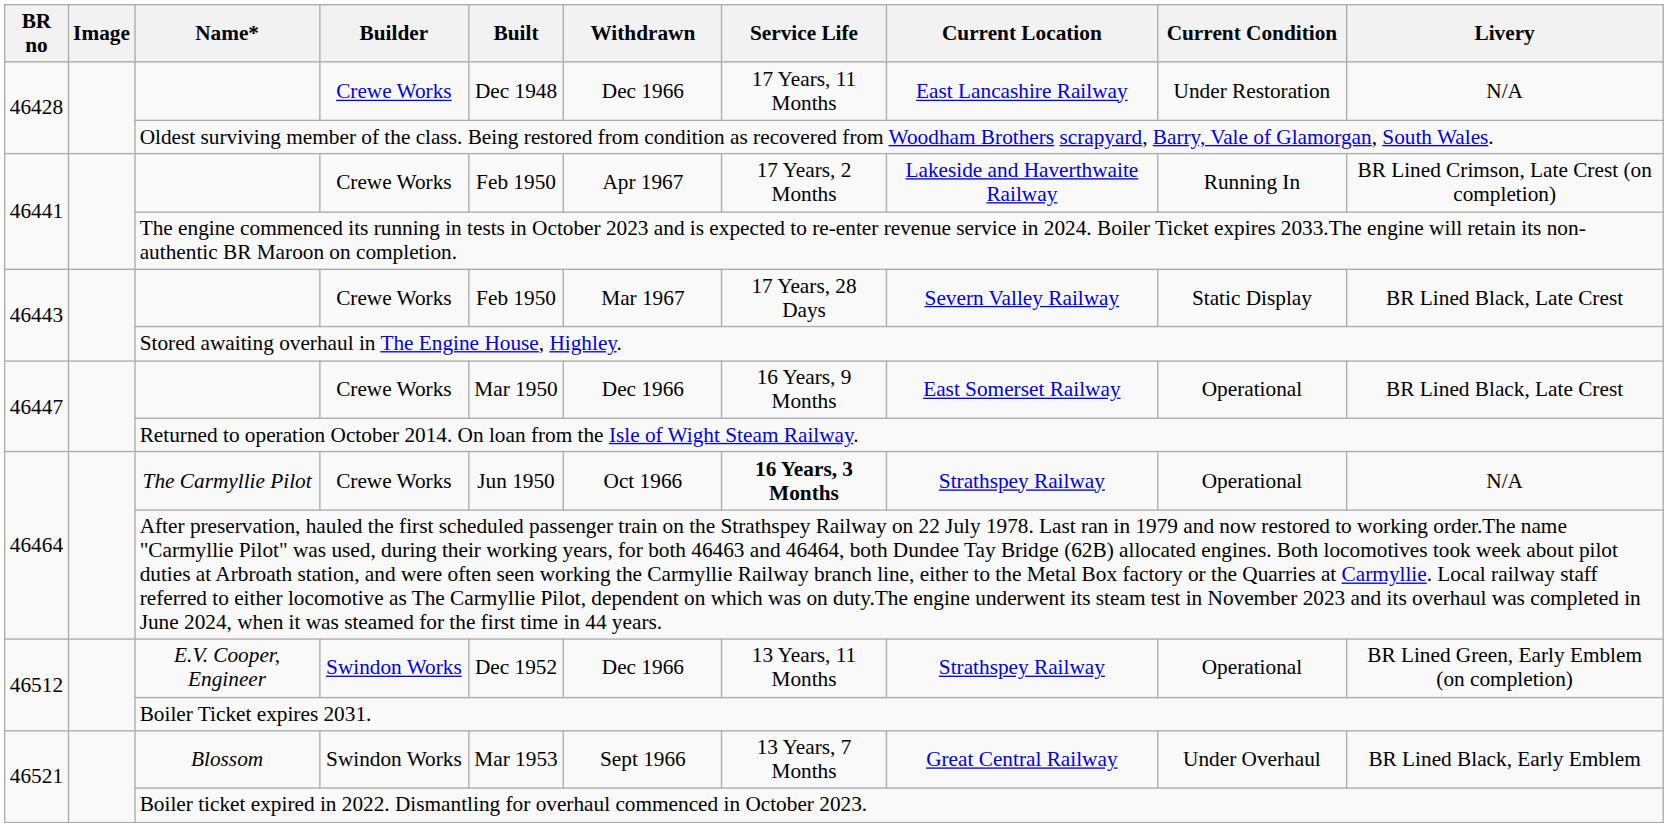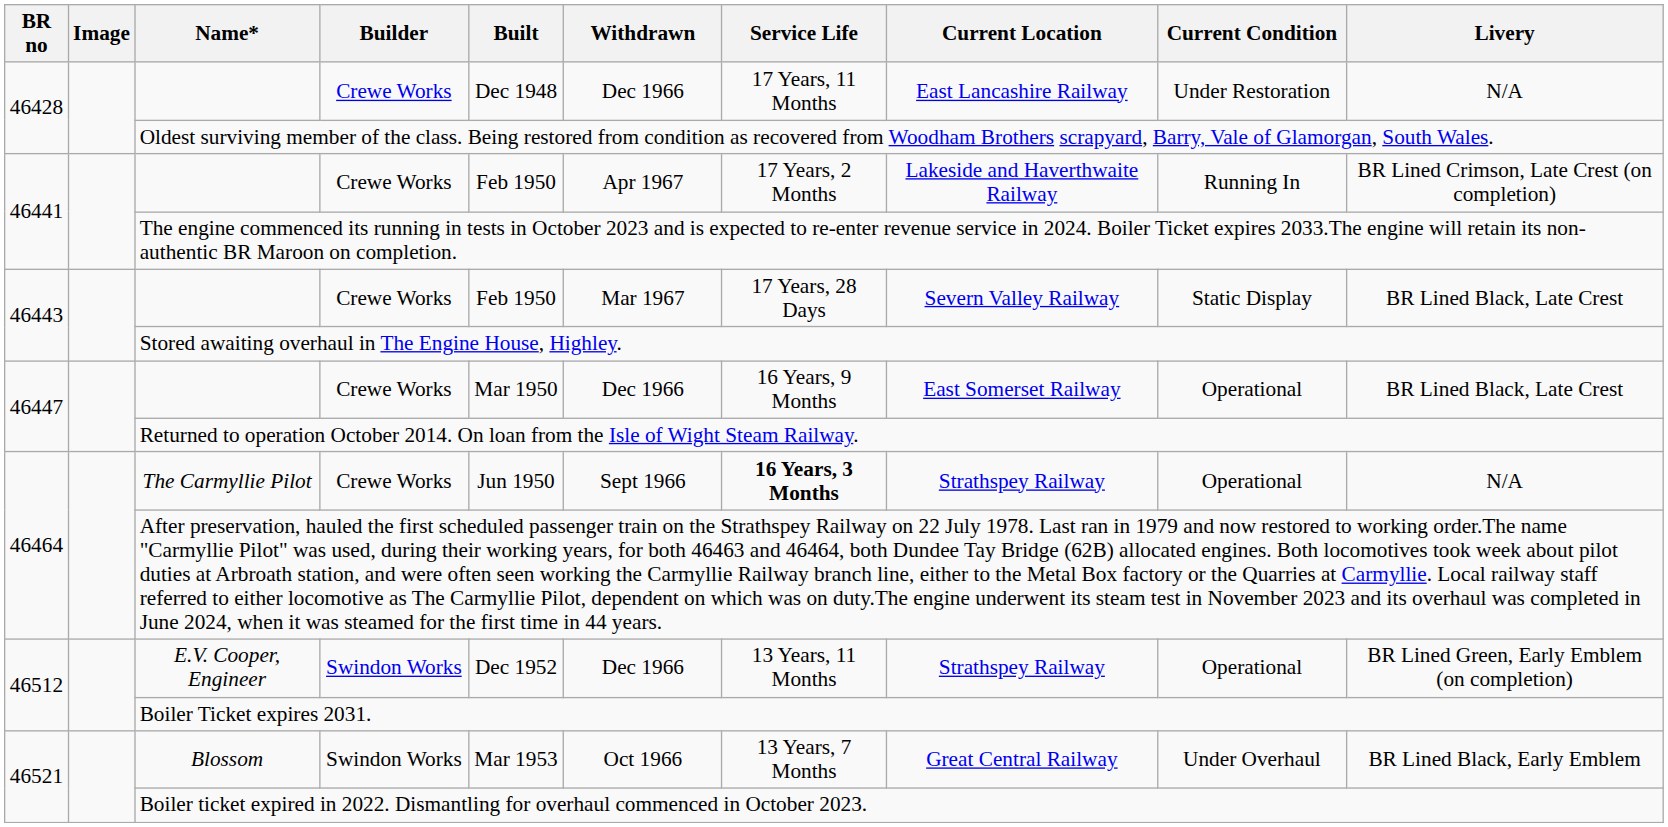(643, 480) Oct 1966 -> (643, 480) Sept 1966
(643, 759) Sept 1966 -> (643, 759) Oct 1966
